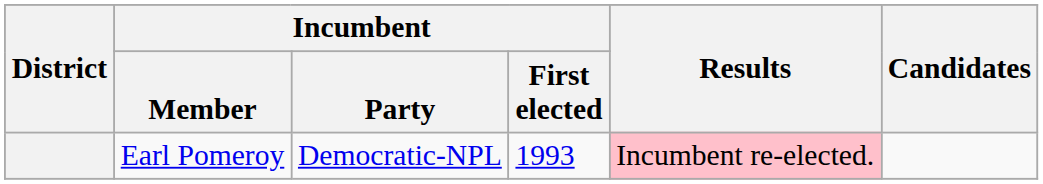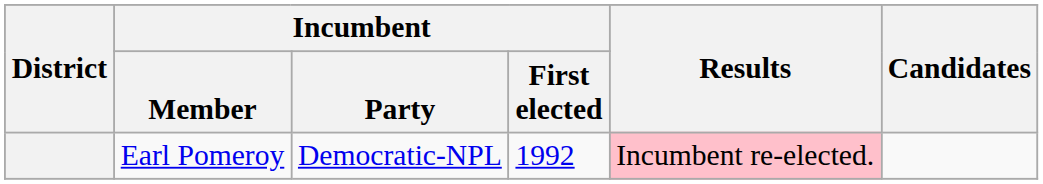(545, 155) 1993 -> (545, 155) 1992
